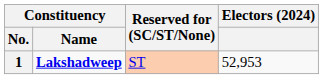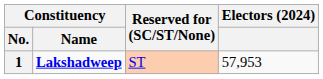(242, 62) 52,953 -> (242, 62) 57,953
